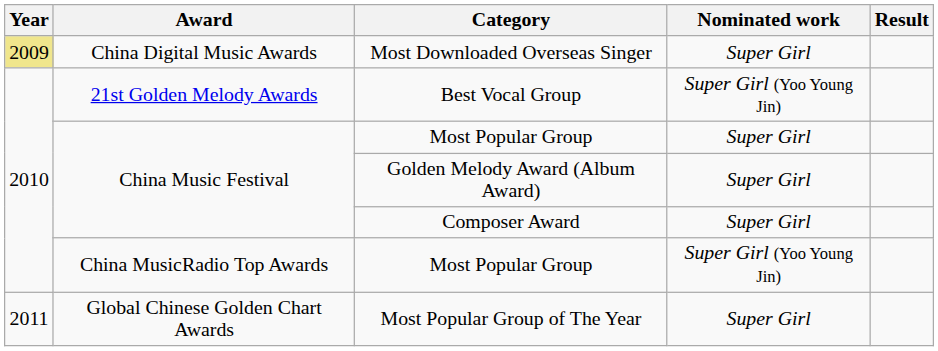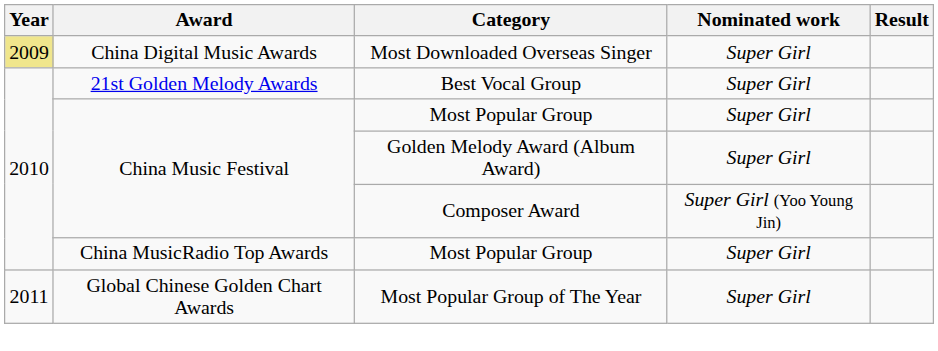(769, 94) Super Girl (Yoo Young Jin) -> (769, 83) Super Girl
(769, 222) Super Girl -> (769, 211) Super Girl (Yoo Young Jin)
(769, 264) Super Girl (Yoo Young Jin) -> (769, 253) Super Girl
